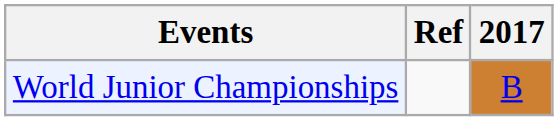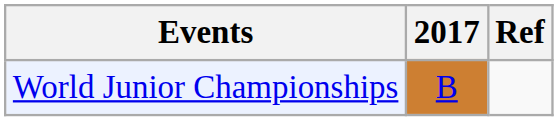columns swapped: (512, 32) <-> (439, 32)
